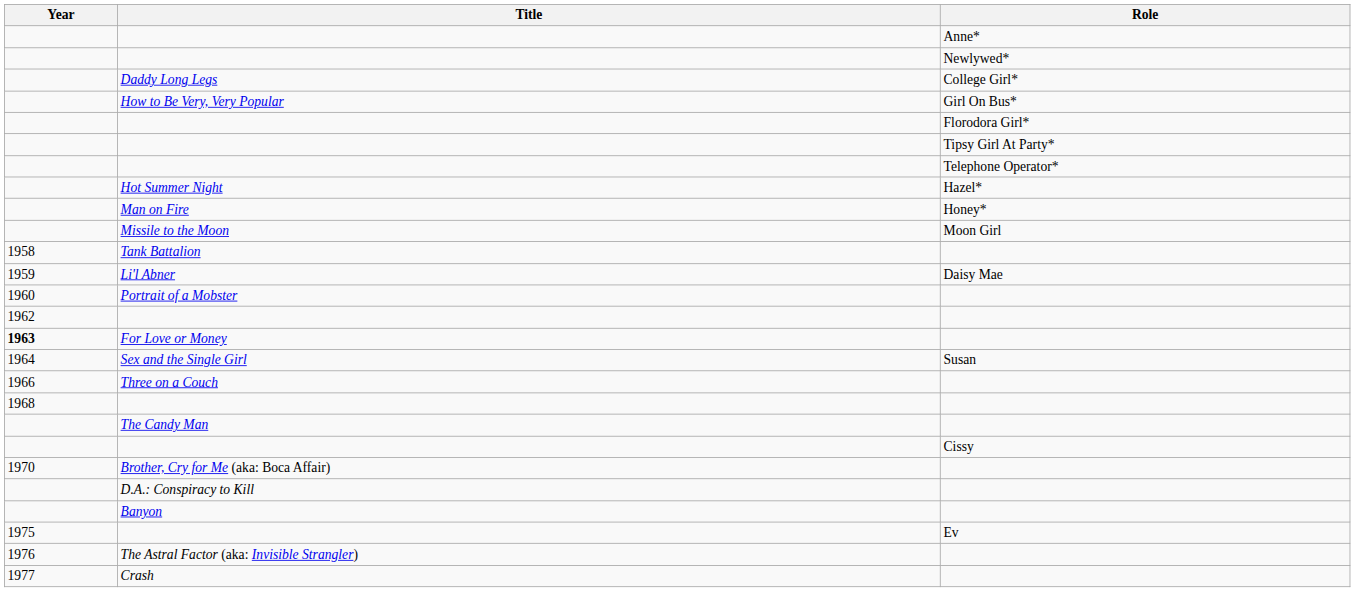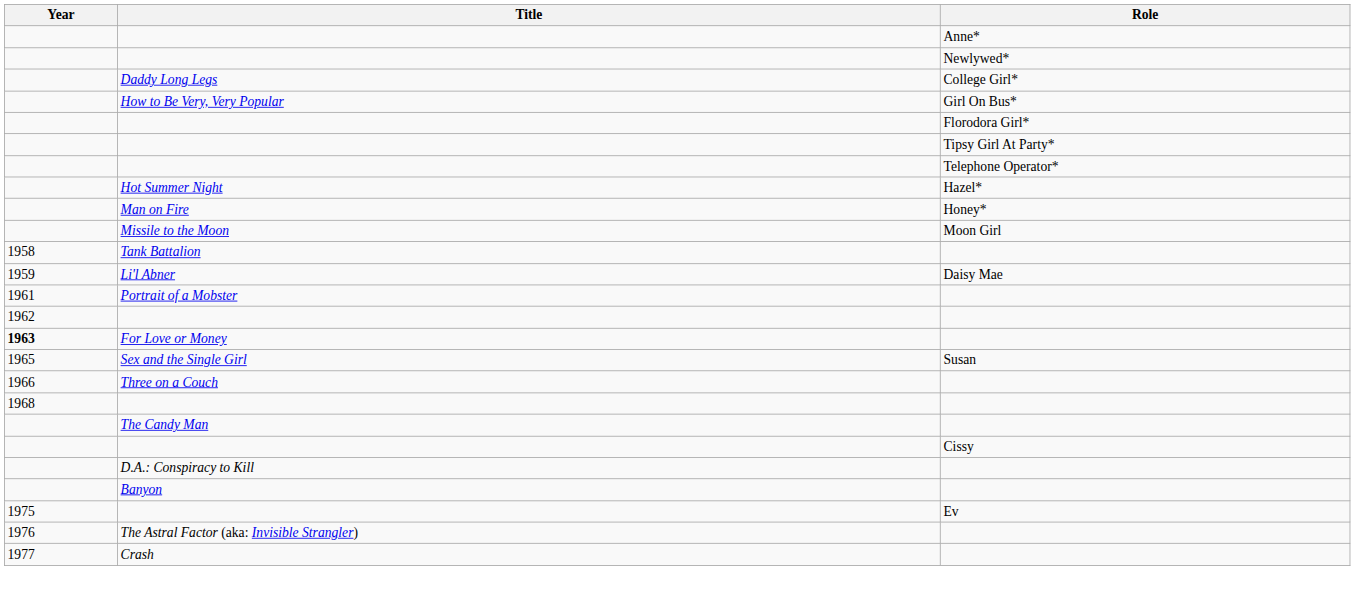(21, 295) 1960 -> (21, 295) 1961
(21, 360) 1964 -> (21, 360) 1965
- row: (225, 468)
